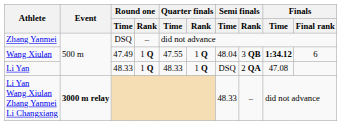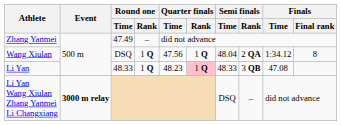(123, 40) DSQ -> (123, 40) 47.49
(123, 54) 47.49 -> (123, 54) DSQ
(173, 54) 47.55 -> (173, 54) 47.56
(251, 54) 3 QB -> (251, 54) 2 QA
(278, 54) bold -> (278, 54) normal
(315, 54) 6 -> (315, 54) 8
(173, 69) 48.33 -> (173, 69) 48.23
(201, 69) no background -> (201, 69) pink background
(227, 69) DSQ -> (227, 69) 48.33
(251, 69) 2 QA -> (251, 69) 3 QB
(227, 98) 48.33 -> (227, 98) DSQ
